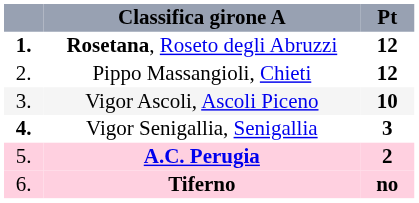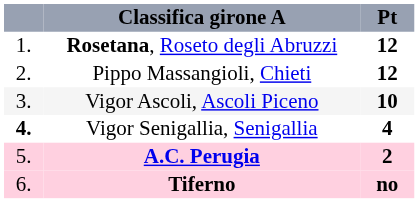(24, 45) bold -> (24, 45) normal
(387, 128) 3 -> (387, 128) 4
